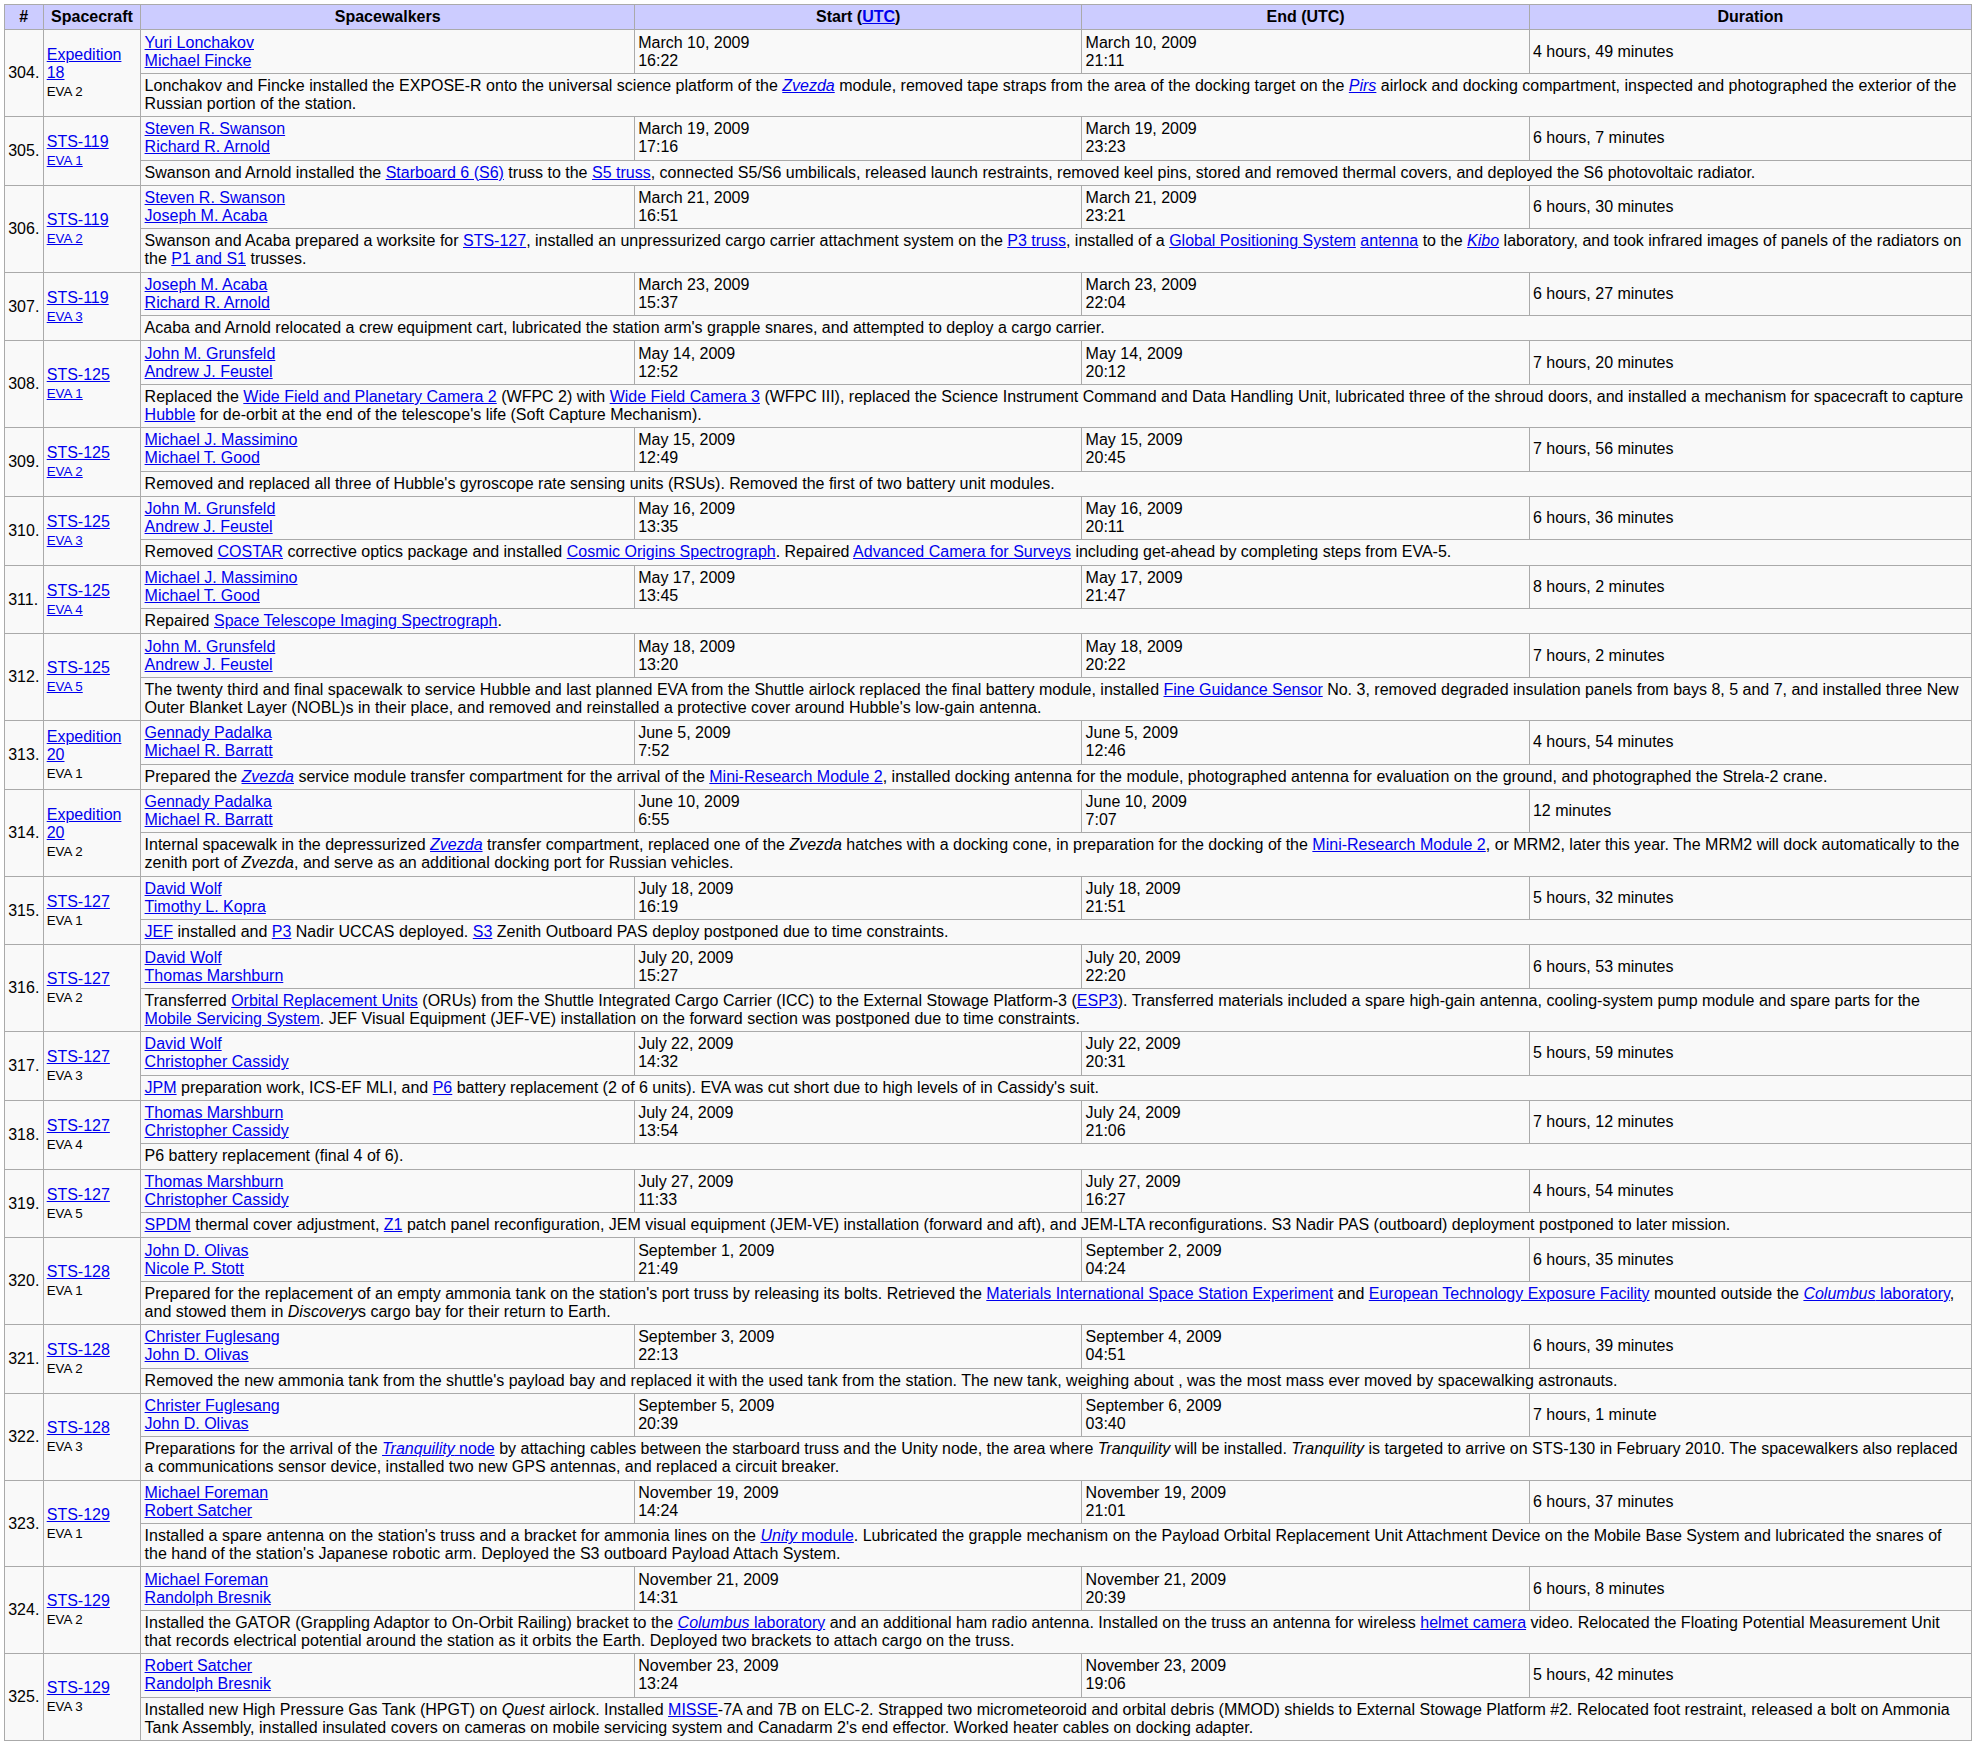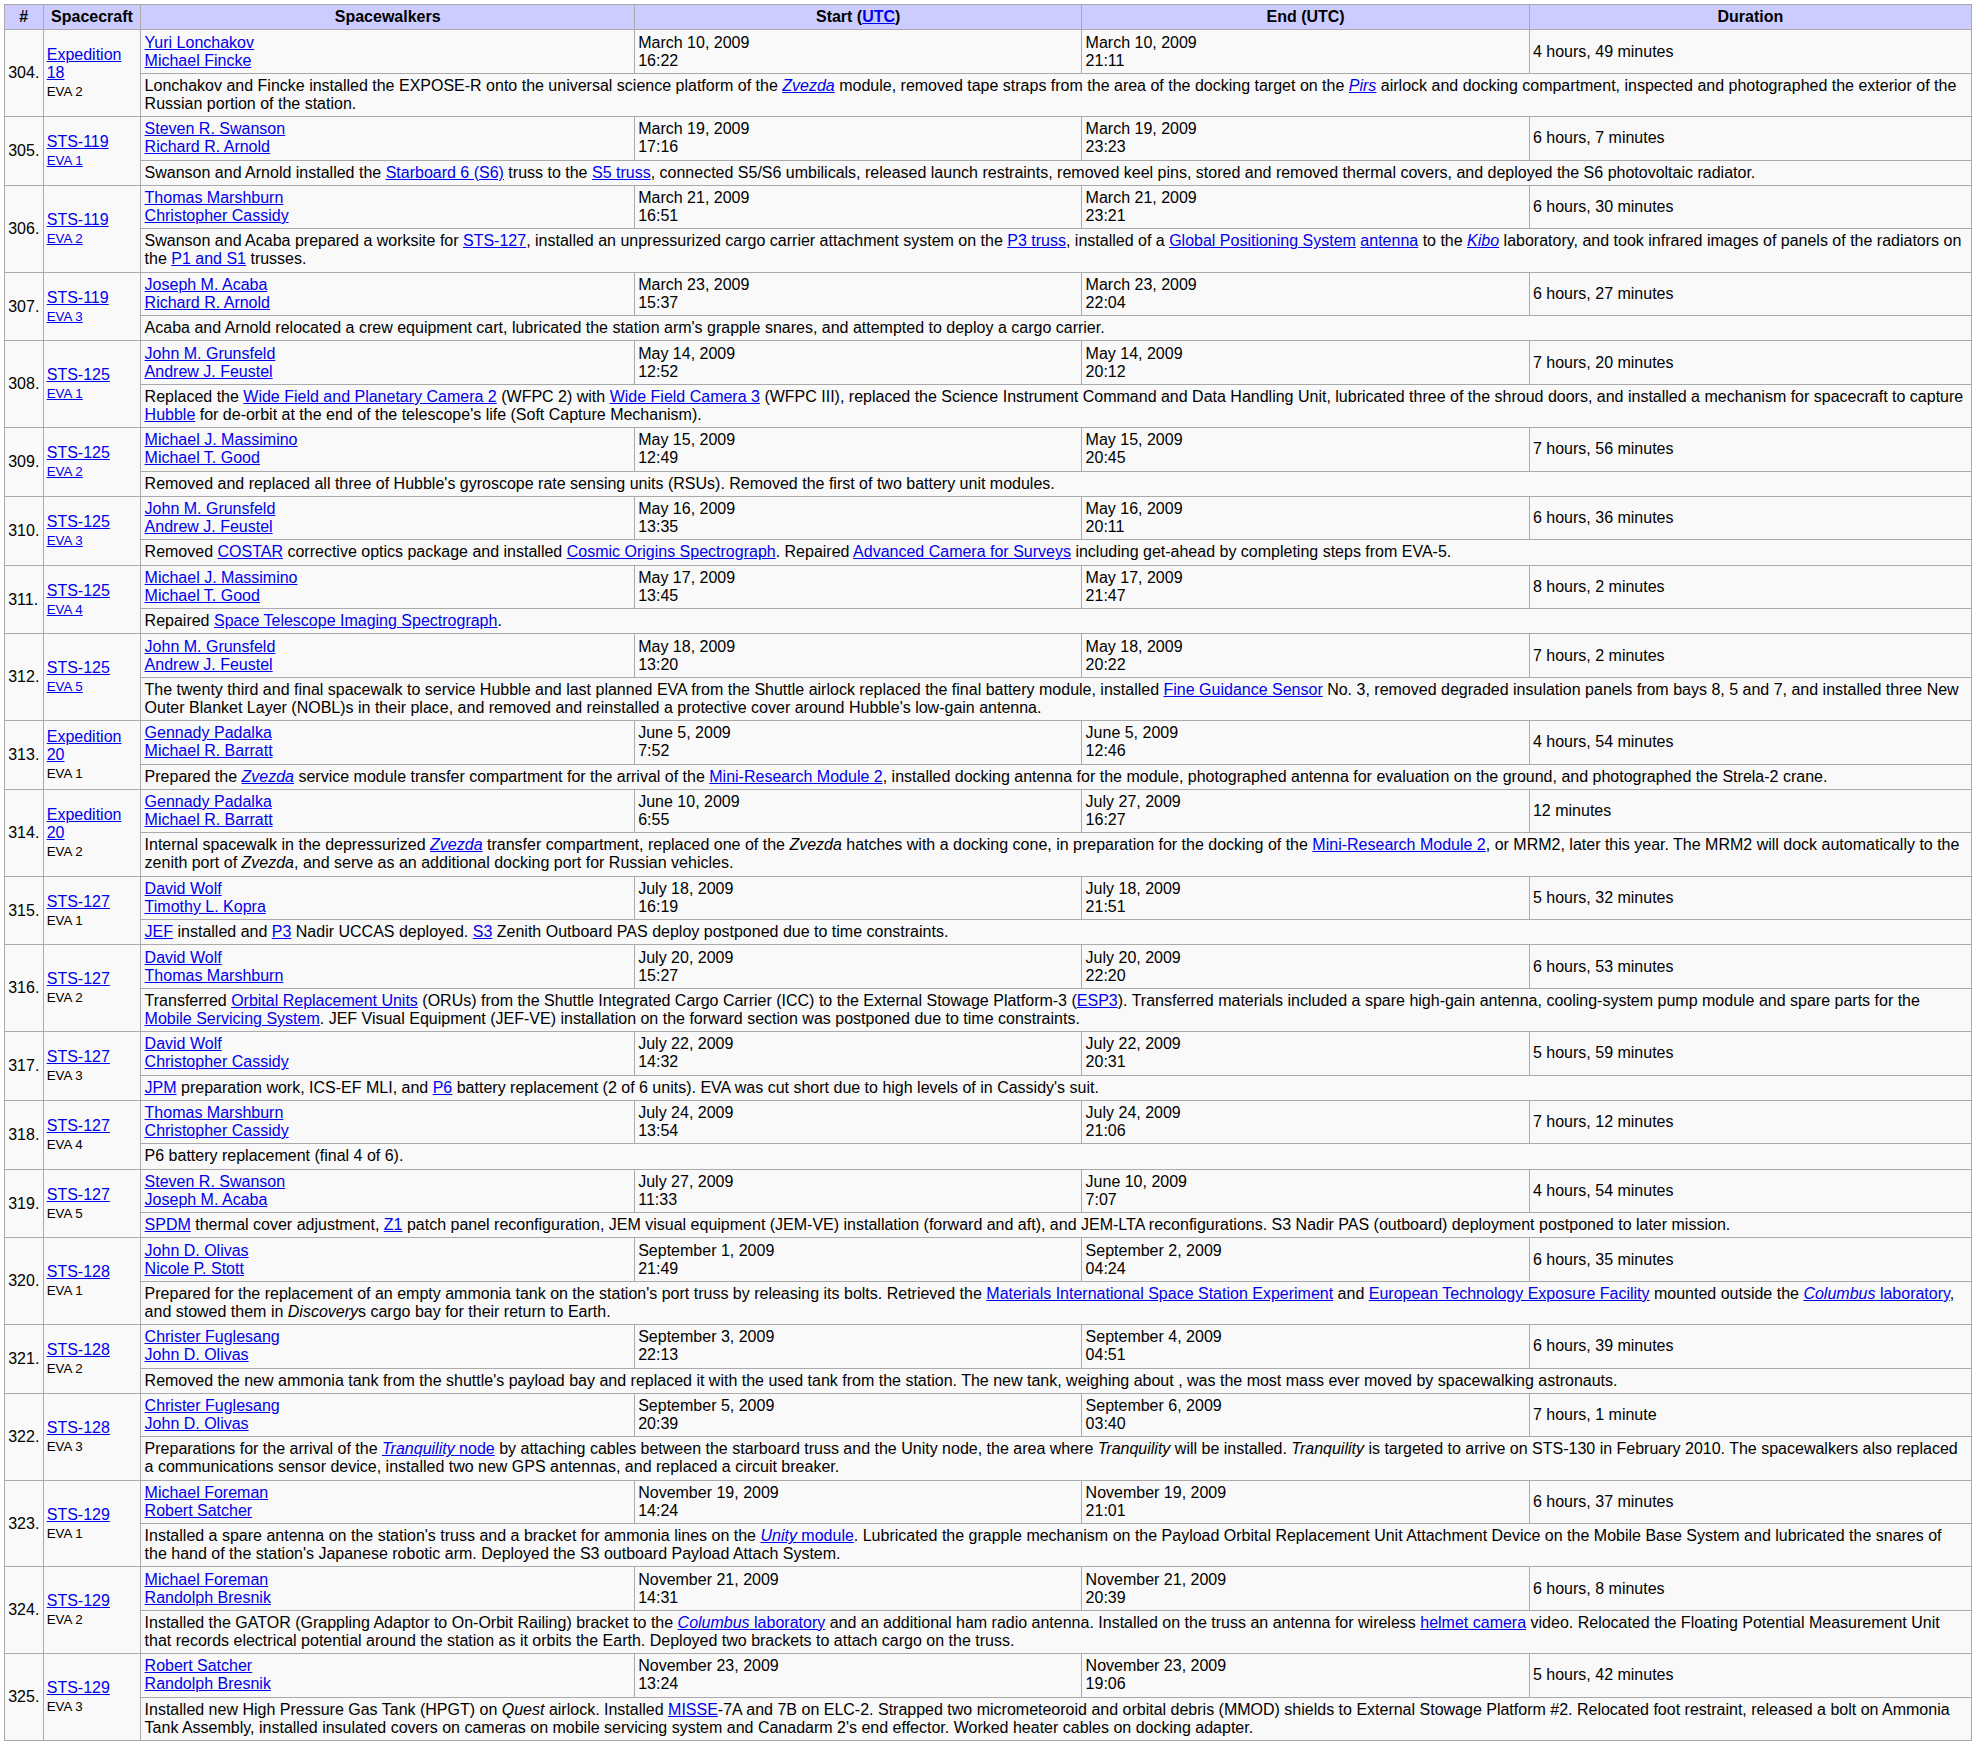(215, 207) Steven R. Swanson Joseph M. Acaba -> (217, 207) Thomas Marshburn Christopher Cassidy
(1136, 811) June 10, 2009 7:07 -> (1133, 811) July 27, 2009 16:27
(217, 1190) Thomas Marshburn Christopher Cassidy -> (215, 1190) Steven R. Swanson Joseph M. Acaba
(1133, 1190) July 27, 2009 16:27 -> (1136, 1190) June 10, 2009 7:07
